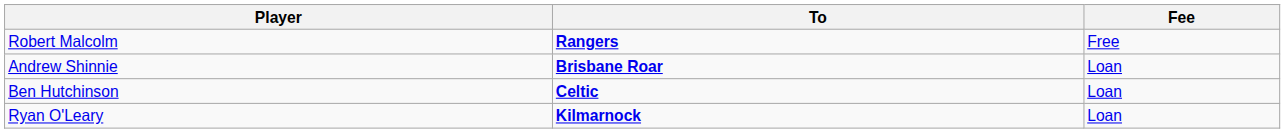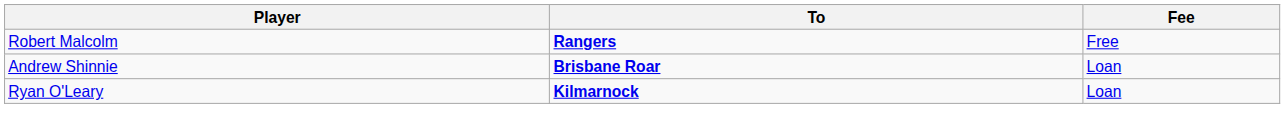- row: (63, 91)
